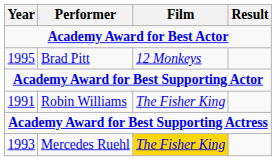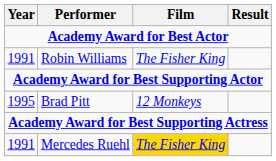rows swapped: (84, 101) <-> (65, 58)
(21, 144) 1993 -> (21, 144) 1991
